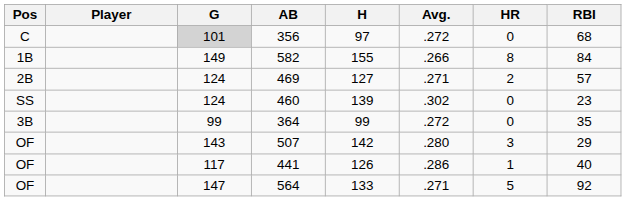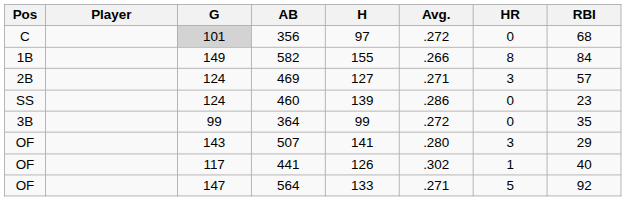(510, 79) 2 -> (510, 79) 3
(436, 100) .302 -> (436, 100) .286
(362, 143) 142 -> (362, 143) 141
(436, 164) .286 -> (436, 164) .302
